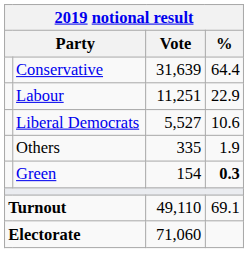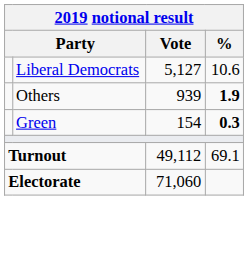- row: (60, 69)
- row: (40, 95)
(183, 122) 5,527 -> (183, 69) 5,127
(189, 148) 335 -> (189, 95) 939
(230, 148) normal -> (230, 95) bold
(179, 208) 49,110 -> (179, 155) 49,112
